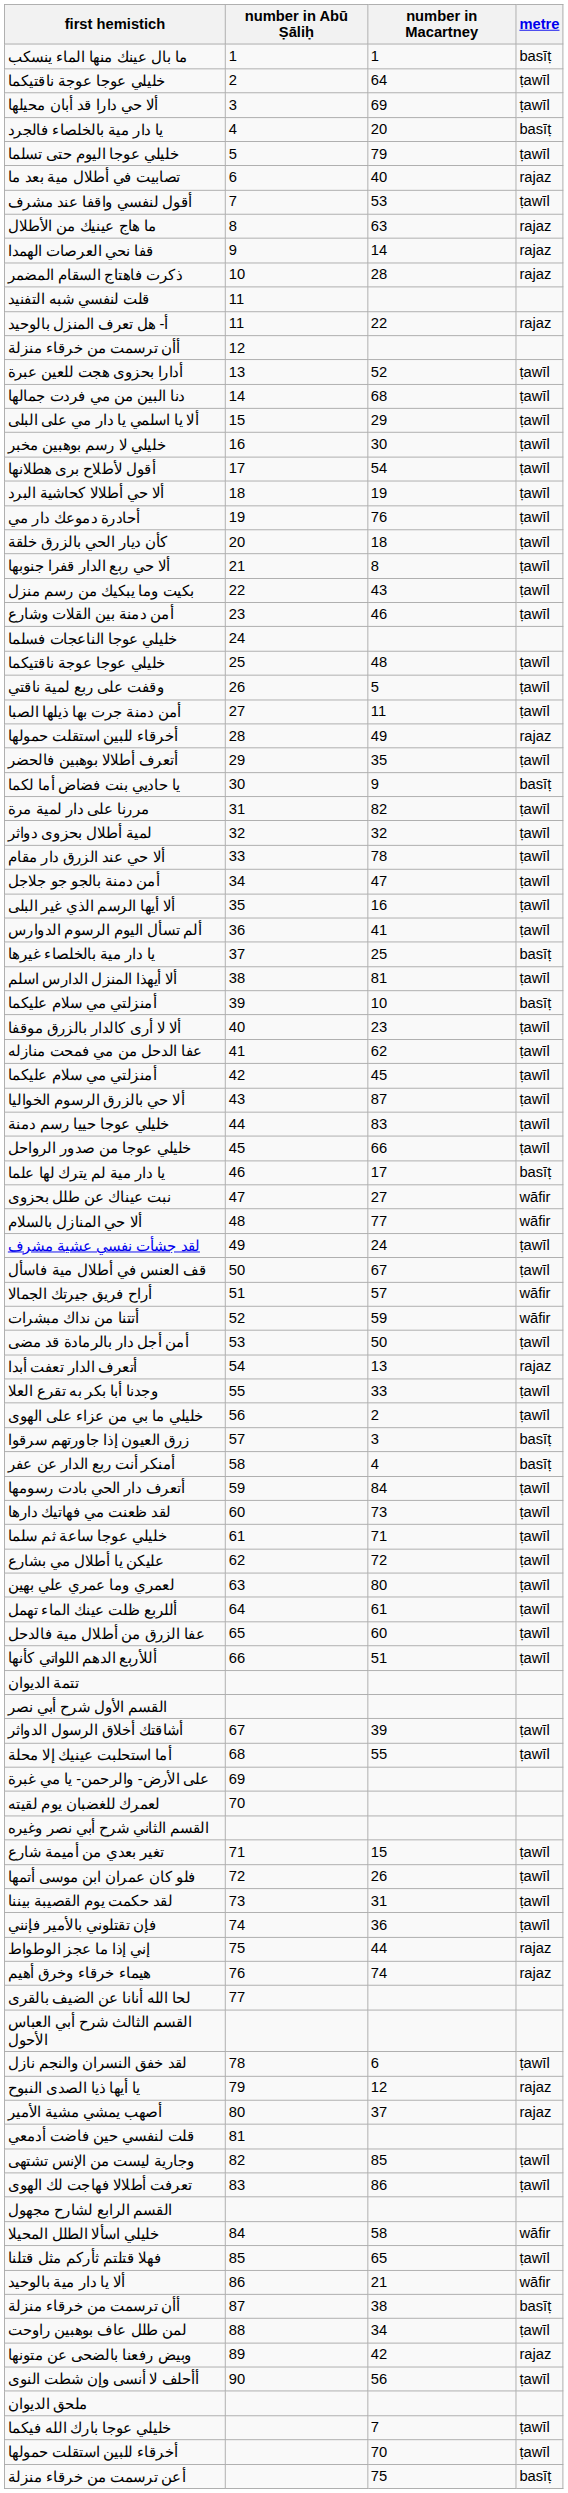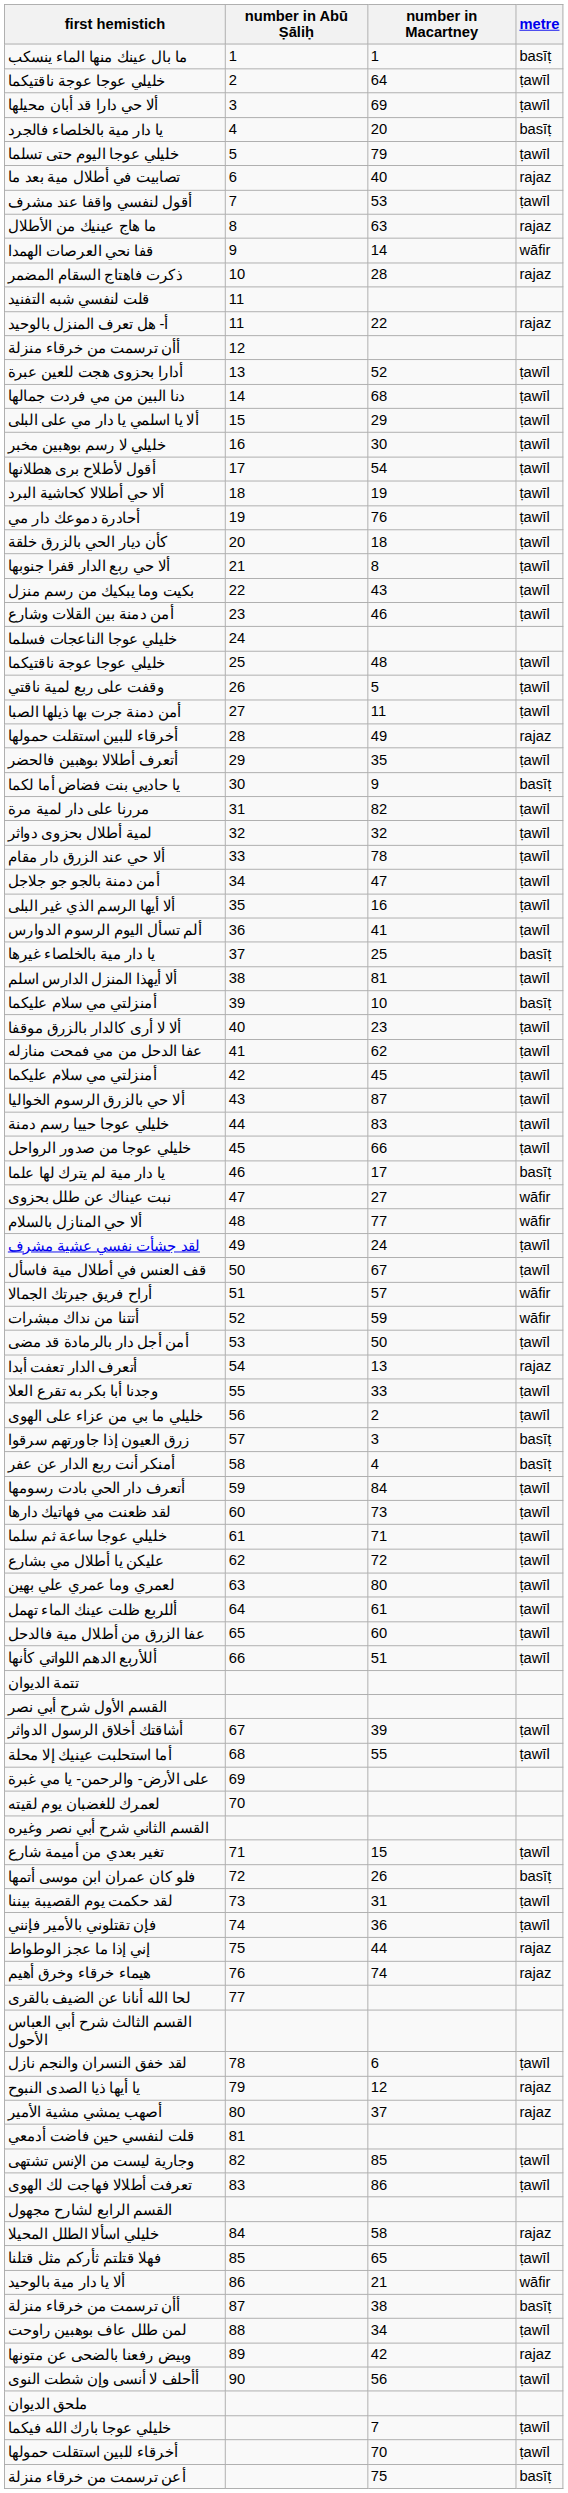(535, 250) rajaz -> (535, 250) wāfir
(535, 1876) ṭawīl -> (535, 1876) basīṭ
(535, 2233) wāfir -> (535, 2233) rajaz
